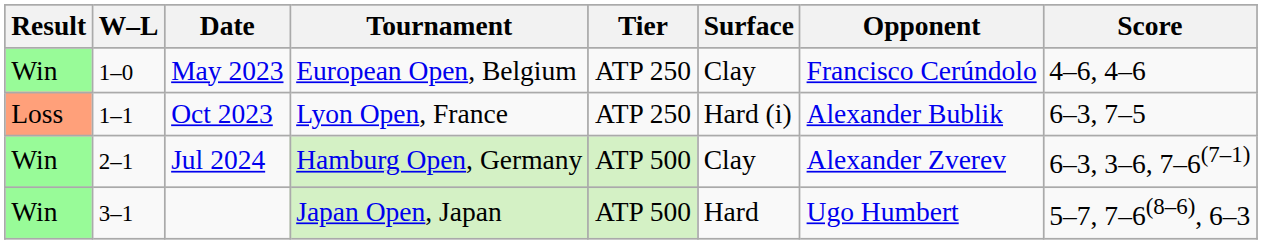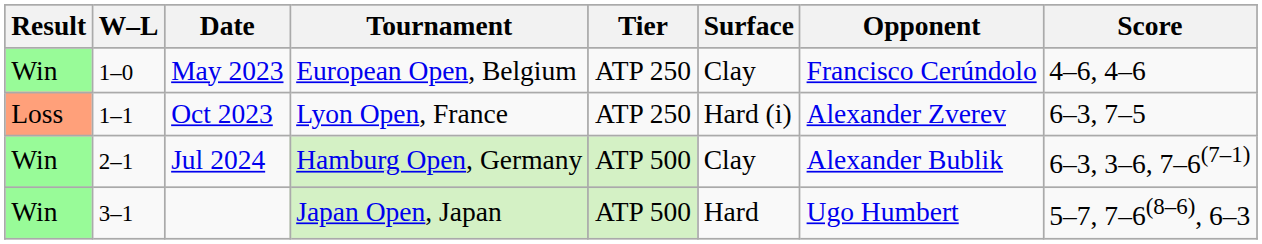(905, 113) Alexander Bublik -> (906, 113) Alexander Zverev
(906, 160) Alexander Zverev -> (905, 160) Alexander Bublik
